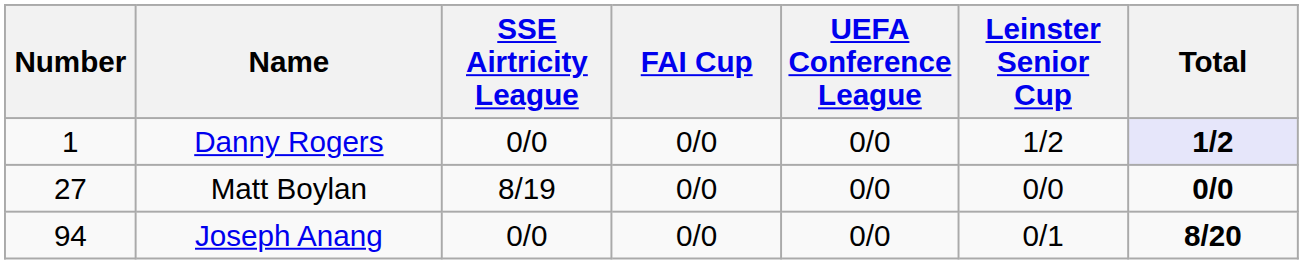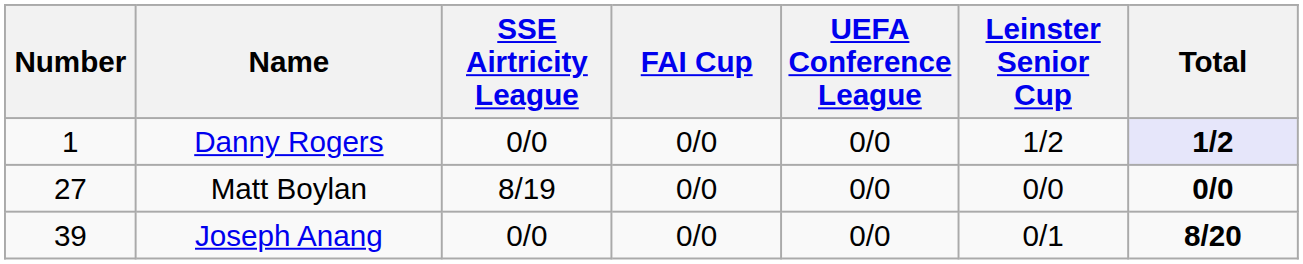(70, 236) 94 -> (70, 236) 39
